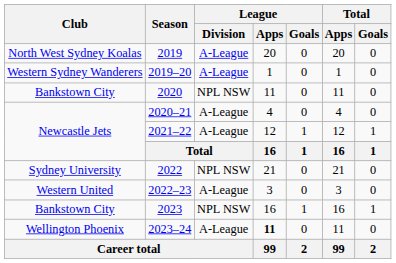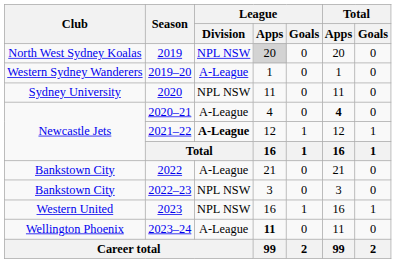(224, 53) A-League -> (224, 53) NPL NSW
(270, 53) no background -> (270, 53) lightgrey background
(75, 92) Bankstown City -> (75, 92) Sydney University
(339, 111) normal -> (339, 111) bold
(224, 131) normal -> (224, 131) bold
(75, 170) Sydney University -> (75, 170) Bankstown City
(224, 170) NPL NSW -> (224, 170) A-League
(75, 190) Western United -> (75, 190) Bankstown City
(224, 190) A-League -> (224, 190) NPL NSW
(75, 209) Bankstown City -> (75, 209) Western United
